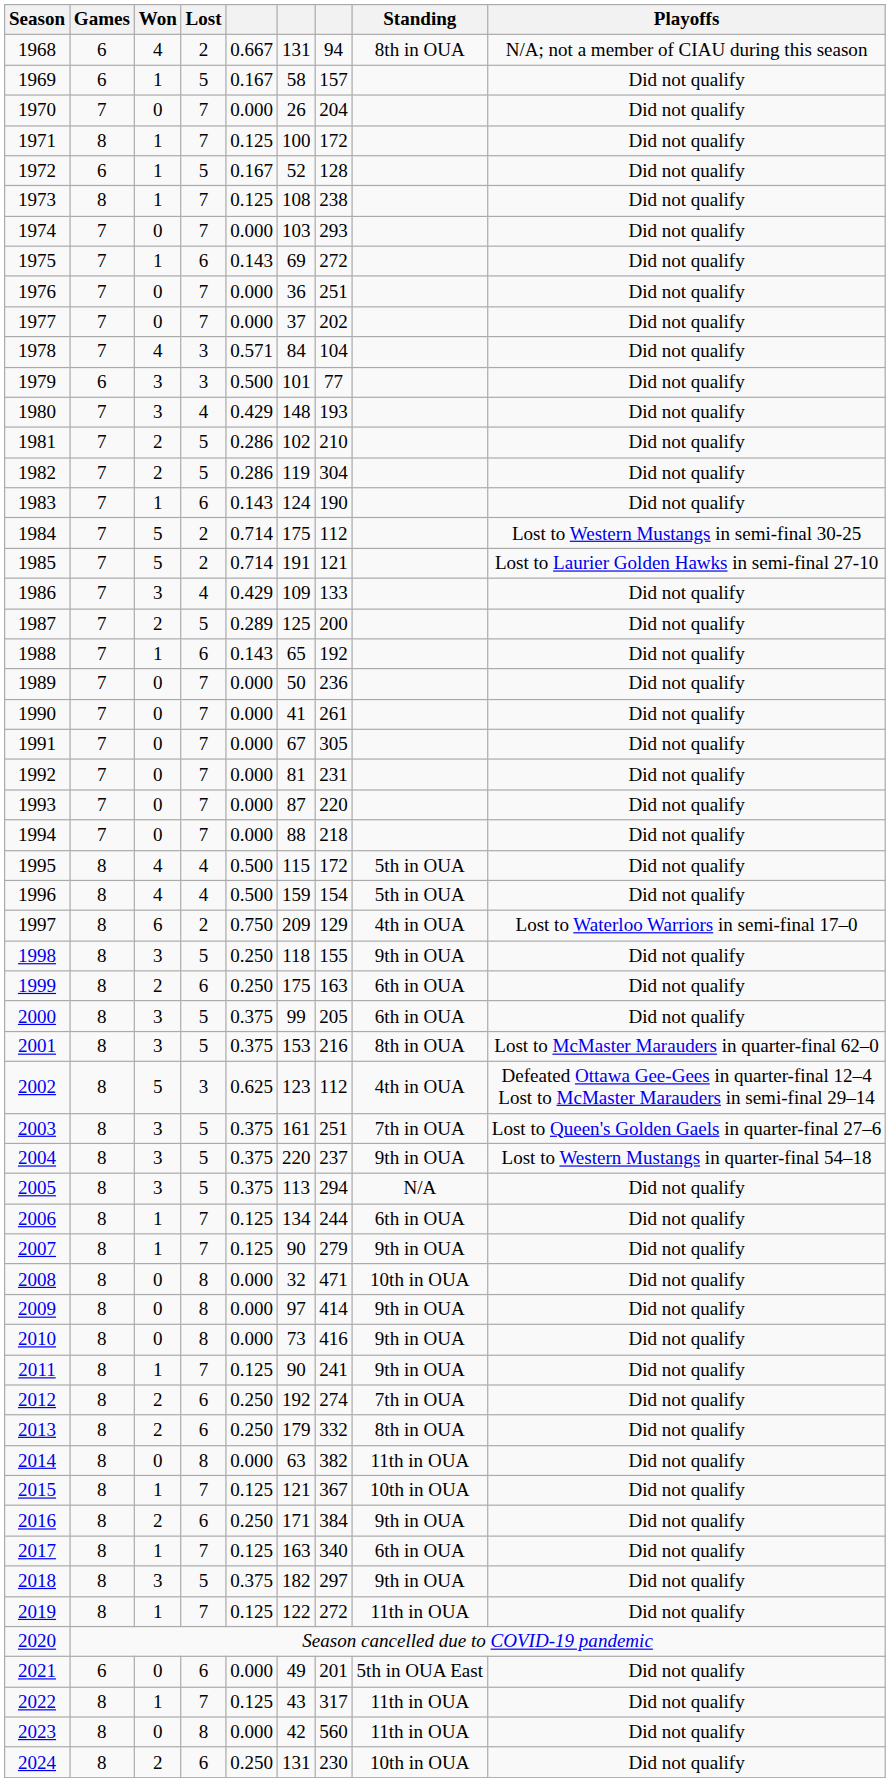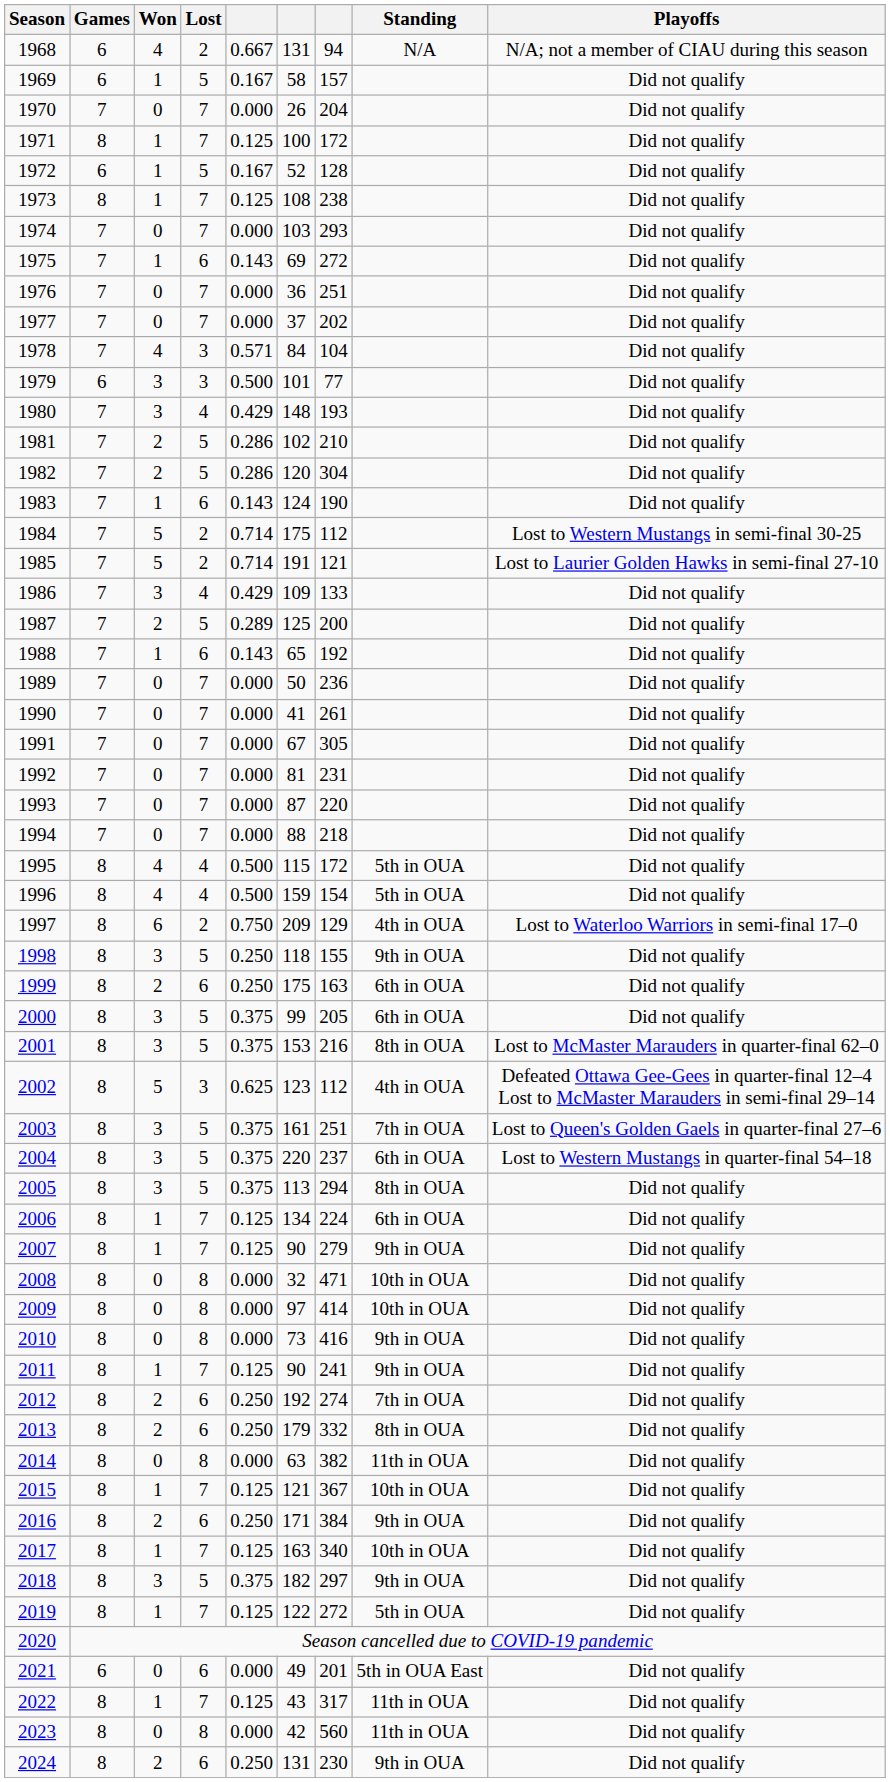(420, 49) 8th in OUA -> (420, 49) N/A
(296, 472) 119 -> (296, 472) 120
(420, 1158) 9th in OUA -> (420, 1158) 6th in OUA
(420, 1188) N/A -> (420, 1188) 8th in OUA
(334, 1218) 244 -> (334, 1218) 224
(420, 1309) 9th in OUA -> (420, 1309) 10th in OUA
(420, 1550) 6th in OUA -> (420, 1550) 10th in OUA
(420, 1611) 11th in OUA -> (420, 1611) 5th in OUA
(420, 1762) 10th in OUA -> (420, 1762) 9th in OUA
